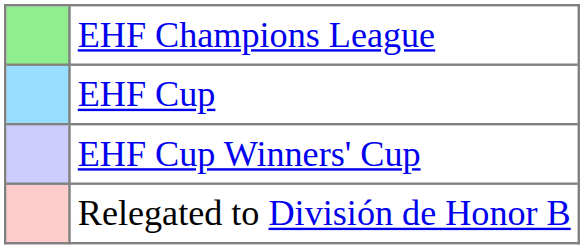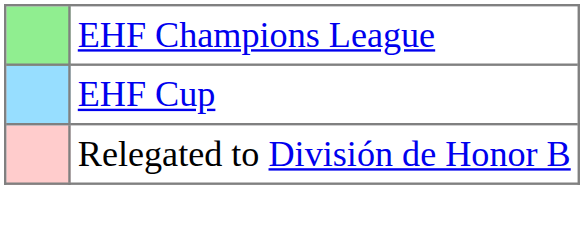- row: (249, 153)
